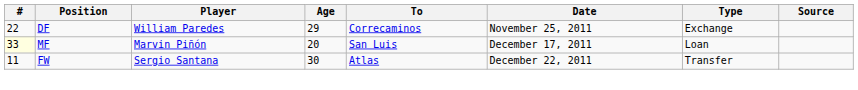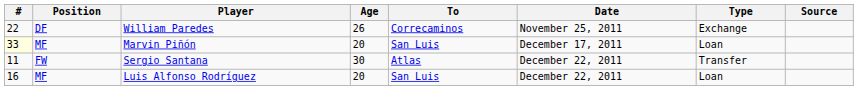(313, 29) 29 -> (359, 29) 26
+ row: (190, 77)
